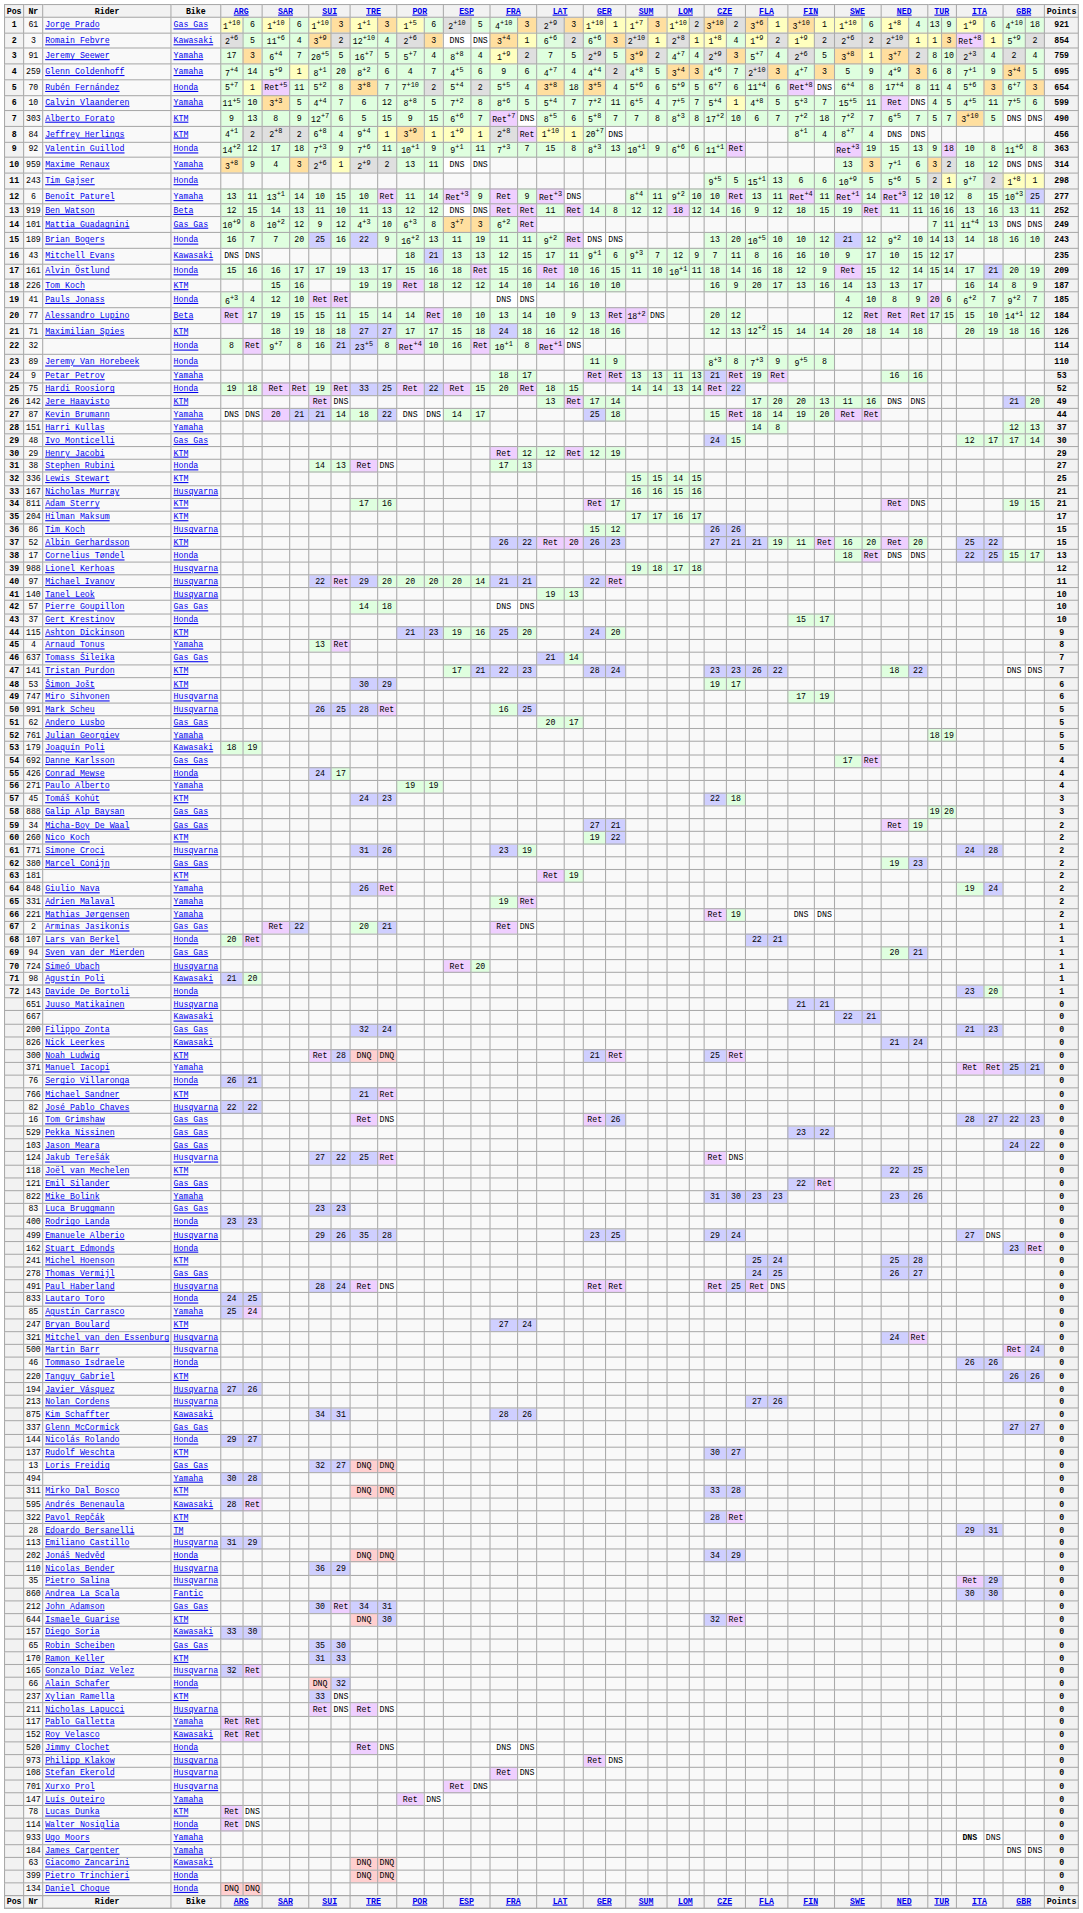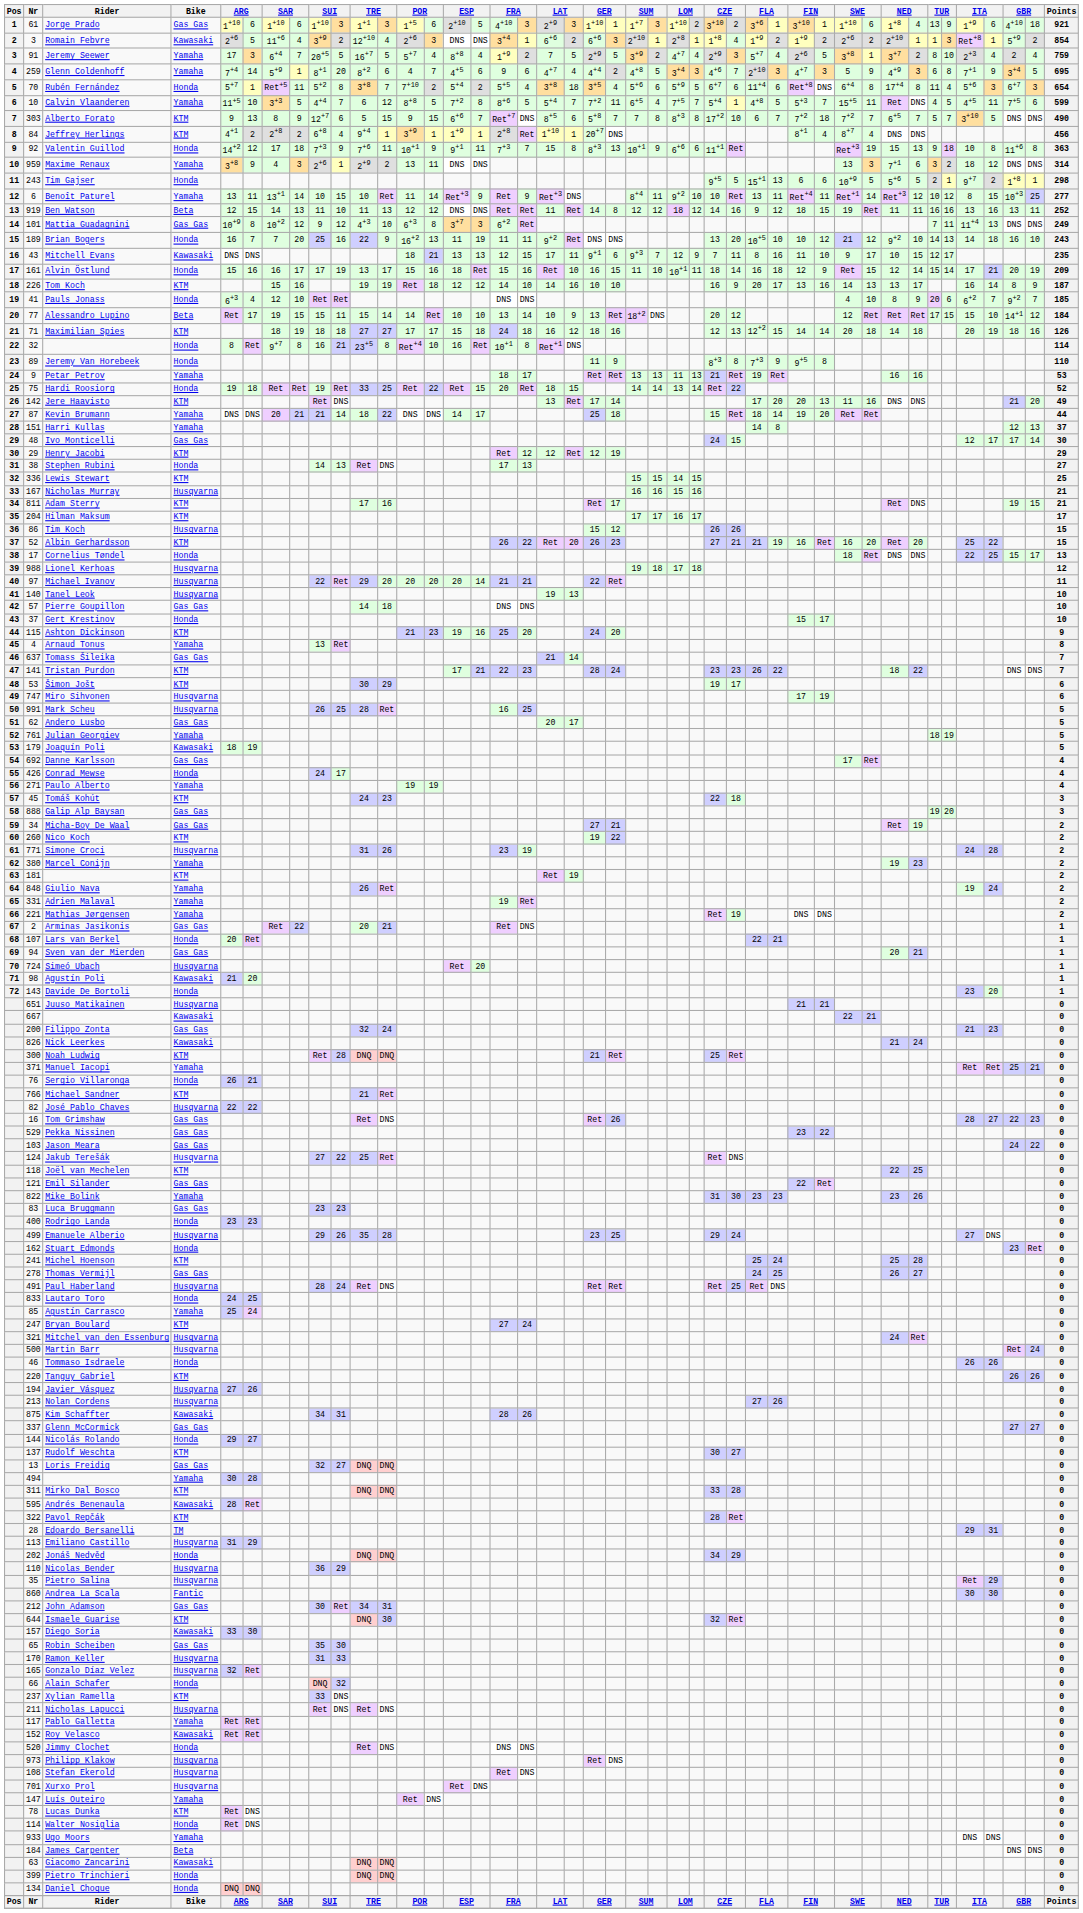(801, 256) 16 -> (801, 256) 11
(801, 543) 11 -> (801, 543) 16
(191, 863) Gas Gas -> (188, 863) Yamaha
(181, 1658) KTM -> (196, 1658) Husqvarna
(970, 1838) bold -> (970, 1838) normal
(188, 1851) Yamaha -> (183, 1851) Beta
